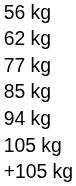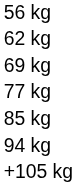+ row: (27, 65)
- row: (33, 145)
